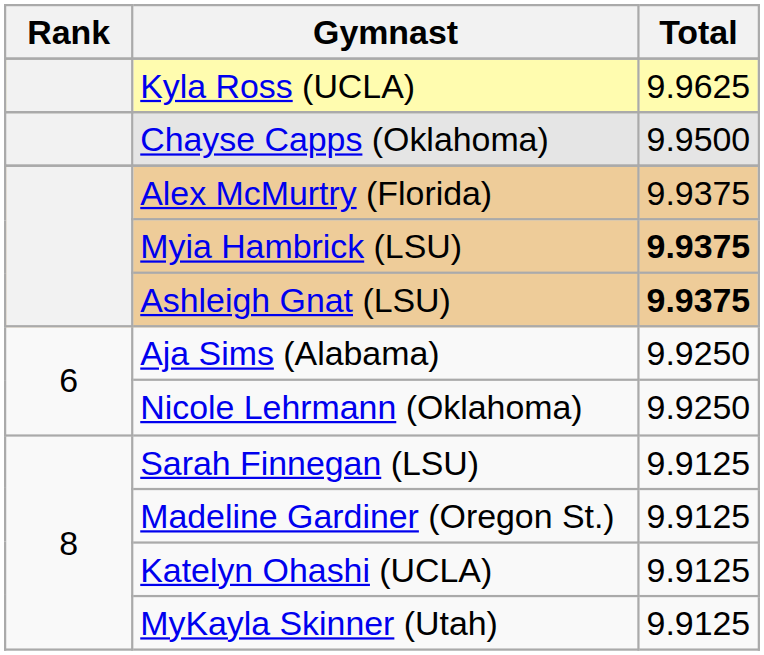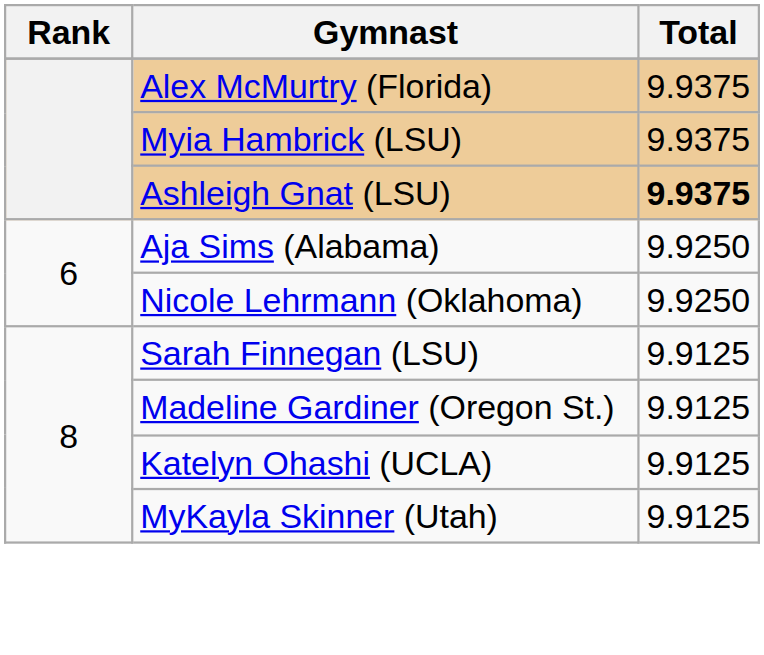- row: (278, 86)
- row: (344, 139)
(698, 247) bold -> (698, 139) normal
